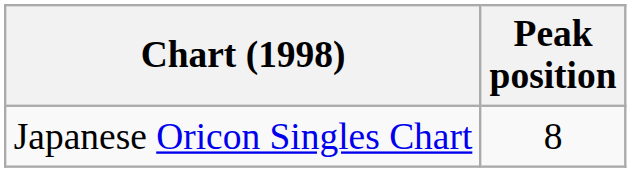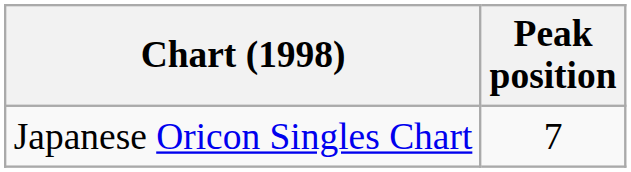(553, 135) 8 -> (553, 135) 7
